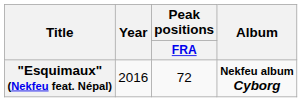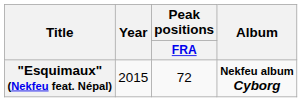(133, 78) 2016 -> (133, 78) 2015
